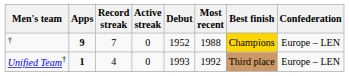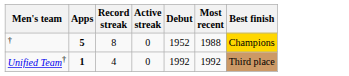- column: (311, 19)
(82, 43) 9 -> (82, 43) 5
(114, 43) 7 -> (114, 43) 8
(179, 62) 1993 -> (179, 62) 1992
